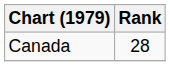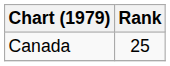(140, 46) 28 -> (140, 46) 25
